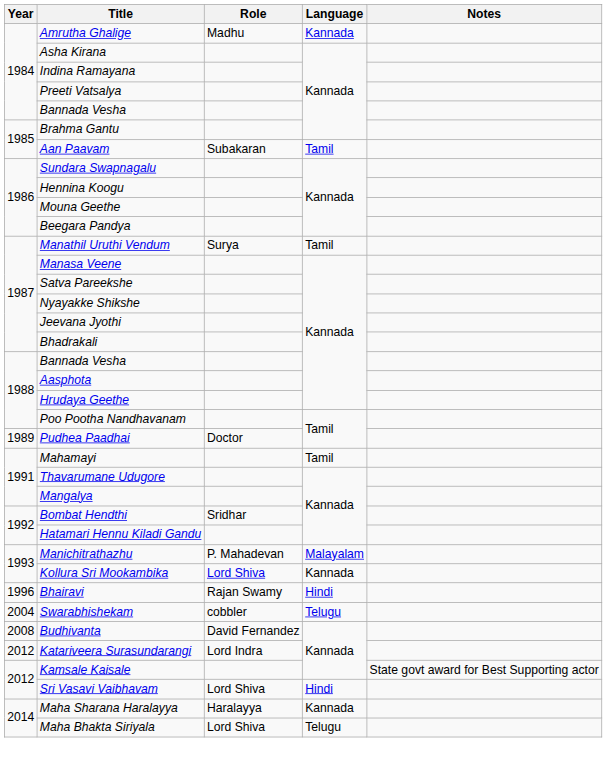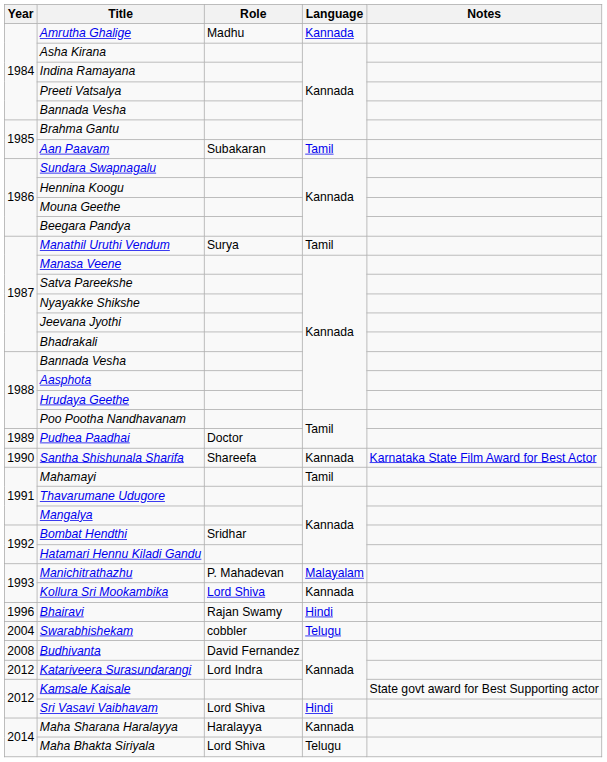+ row: (21, 457)
